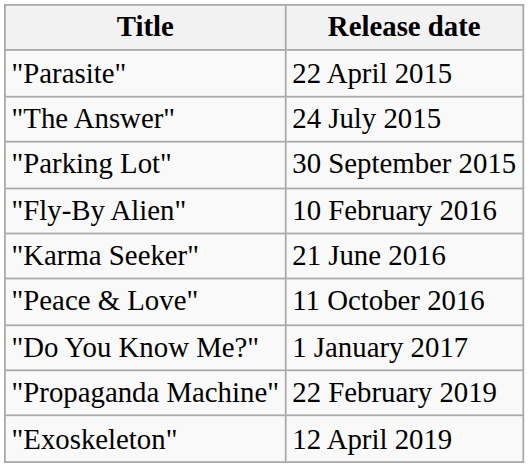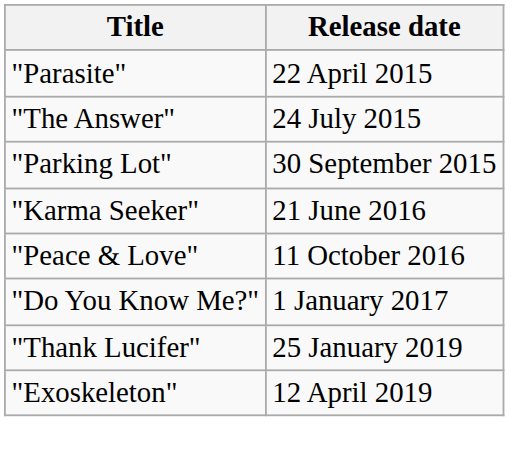- row: (99, 210)
+ row: (106, 347)
- row: (145, 392)
